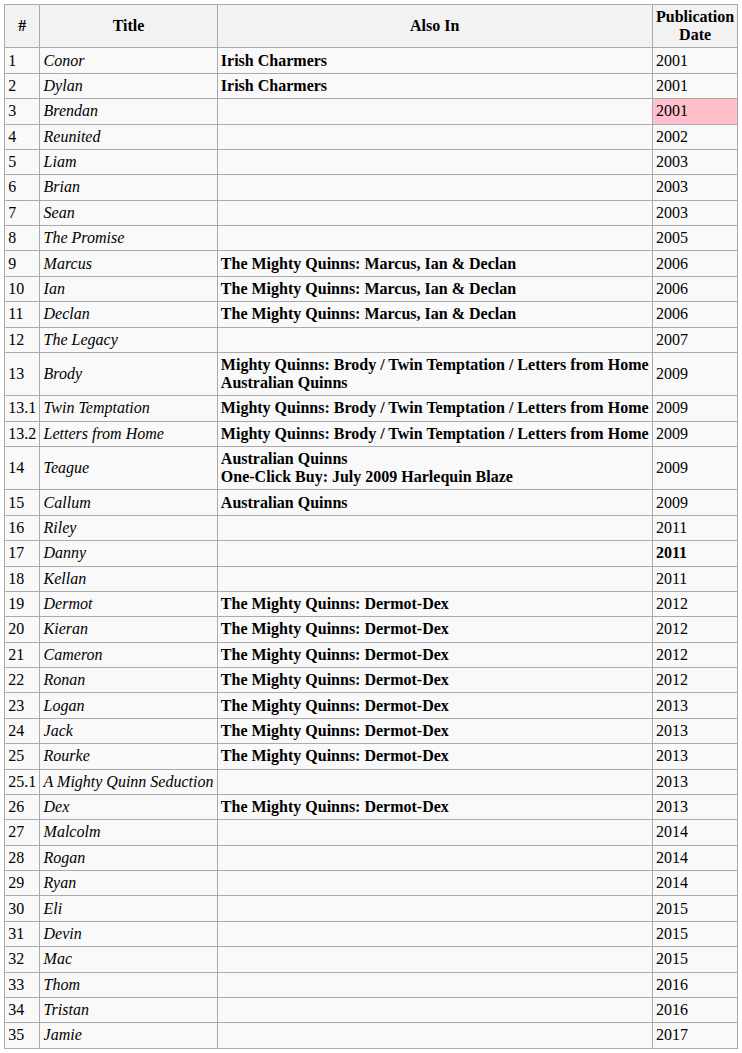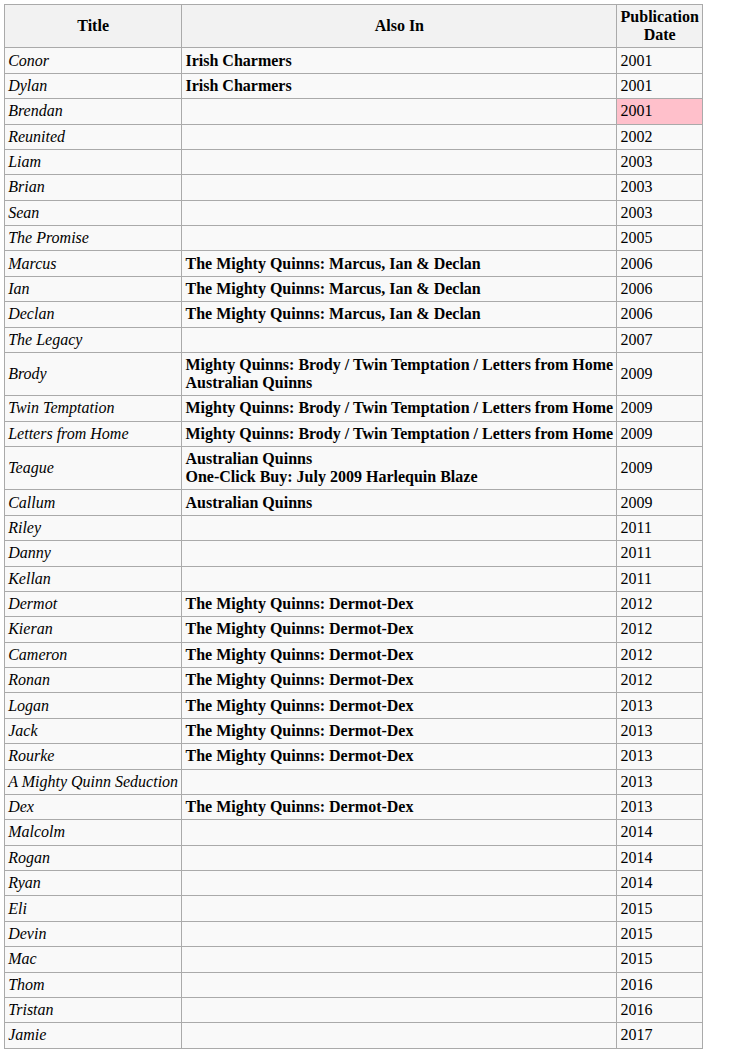- column: (22, 26)
(672, 553) bold -> (636, 553) normal
